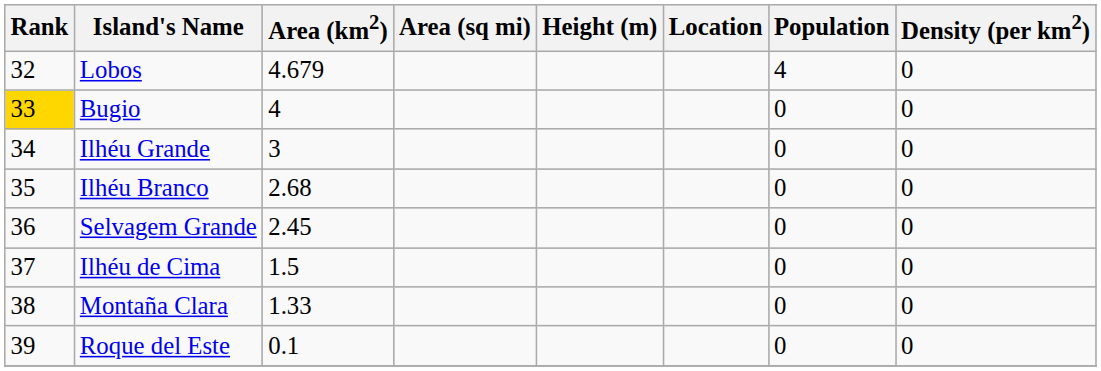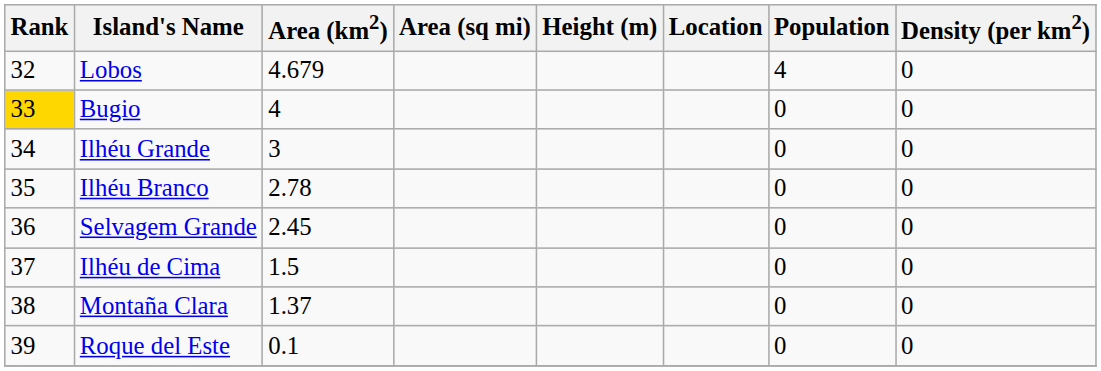(290, 188) 2.68 -> (290, 188) 2.78
(290, 306) 1.33 -> (290, 306) 1.37
